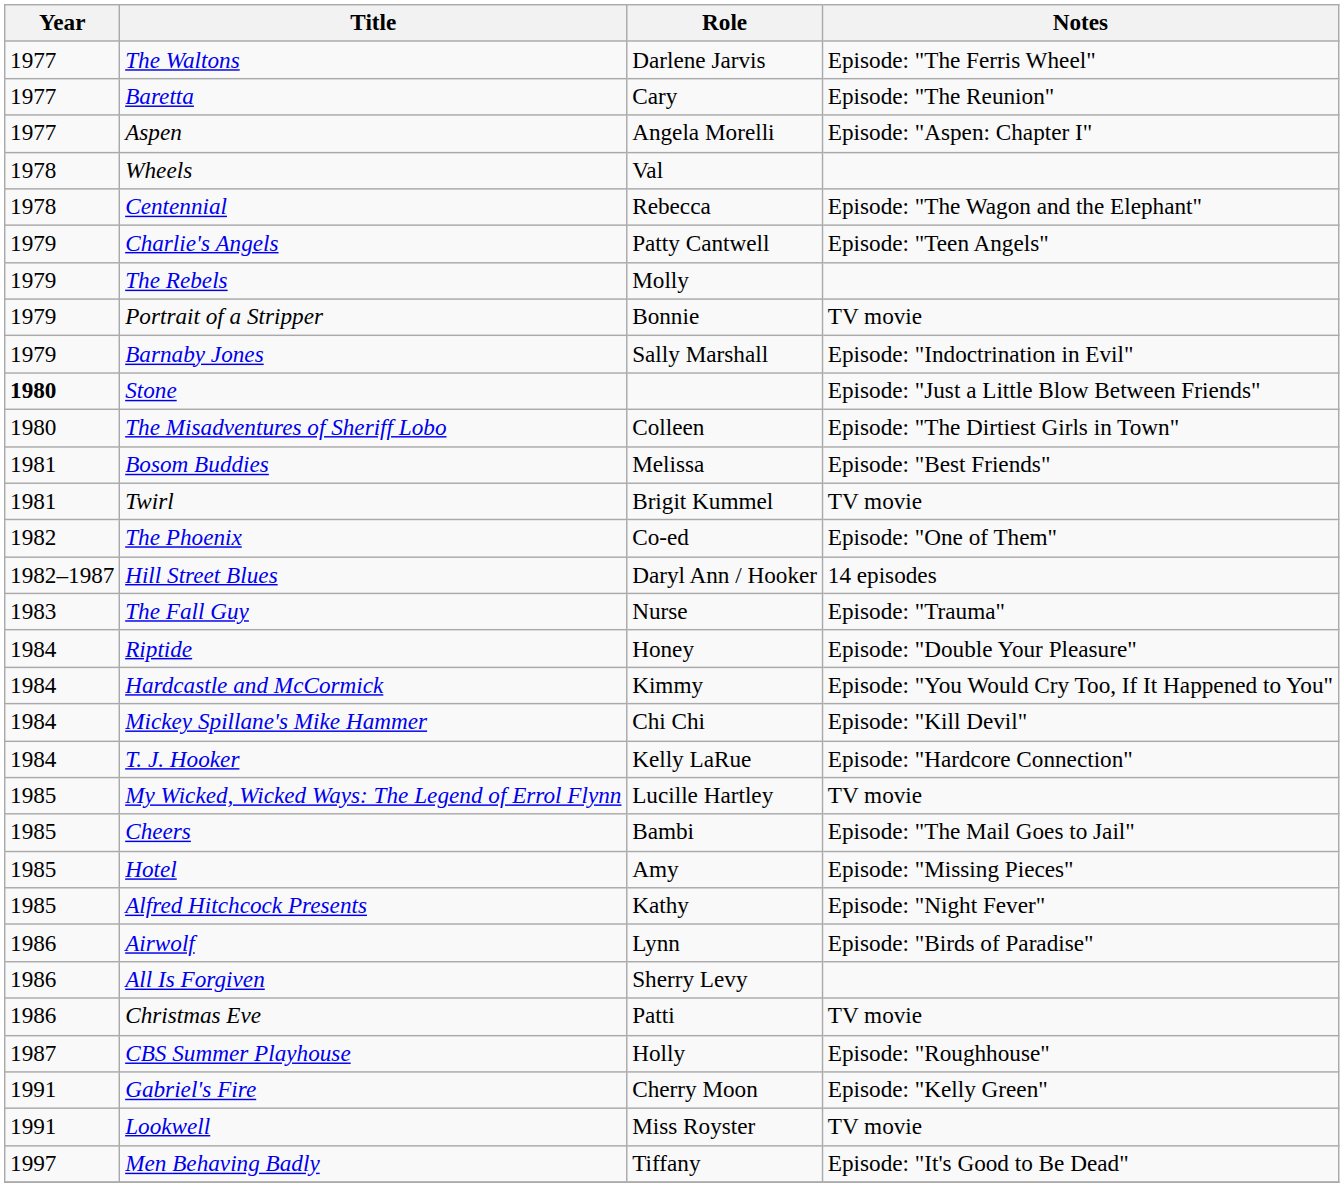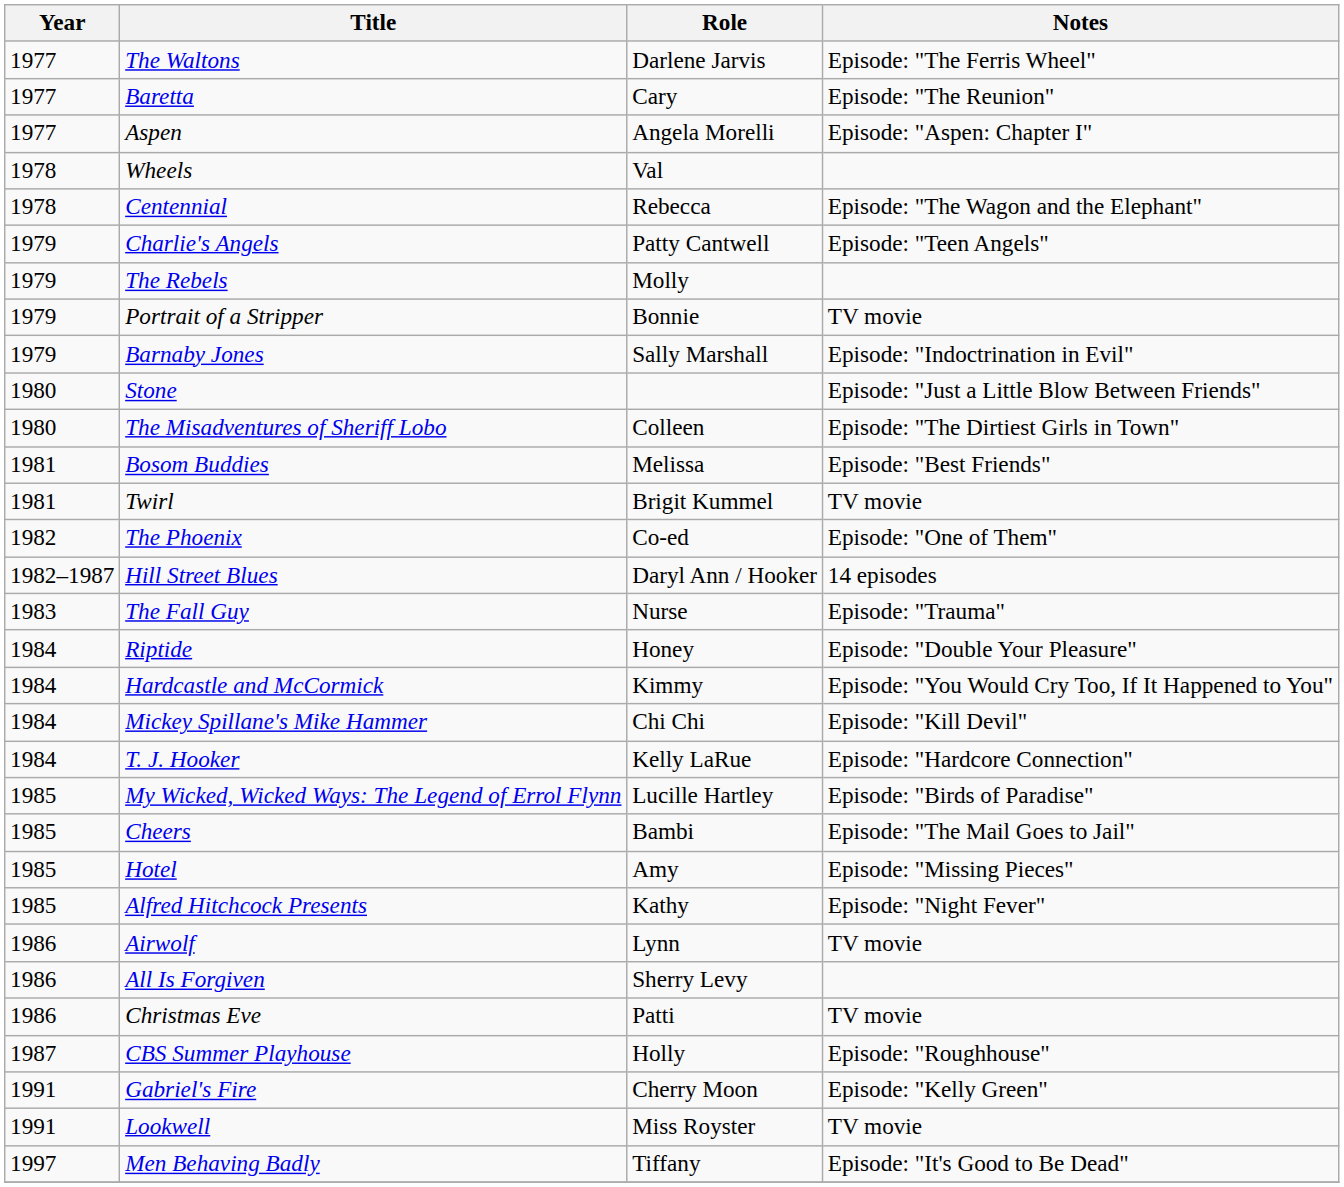(33, 390) bold -> (33, 390) normal
(875, 795) TV movie -> (961, 795) Episode: "Birds of Paradise"
(961, 942) Episode: "Birds of Paradise" -> (875, 942) TV movie
